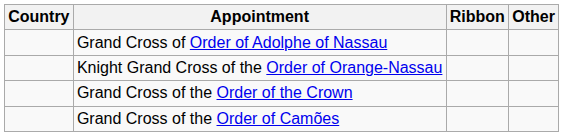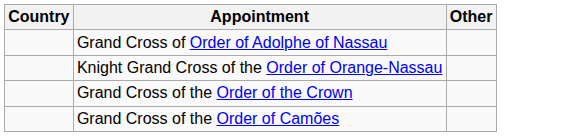- column: (477, 17)
